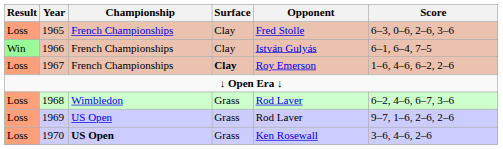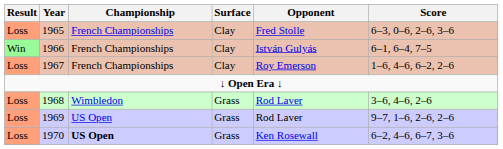(225, 65) bold -> (225, 65) normal
(413, 100) 6–2, 4–6, 6–7, 3–6 -> (401, 100) 3–6, 4–6, 2–6
(401, 135) 3–6, 4–6, 2–6 -> (413, 135) 6–2, 4–6, 6–7, 3–6
